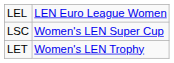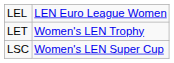rows swapped: (17, 49) <-> (18, 31)
